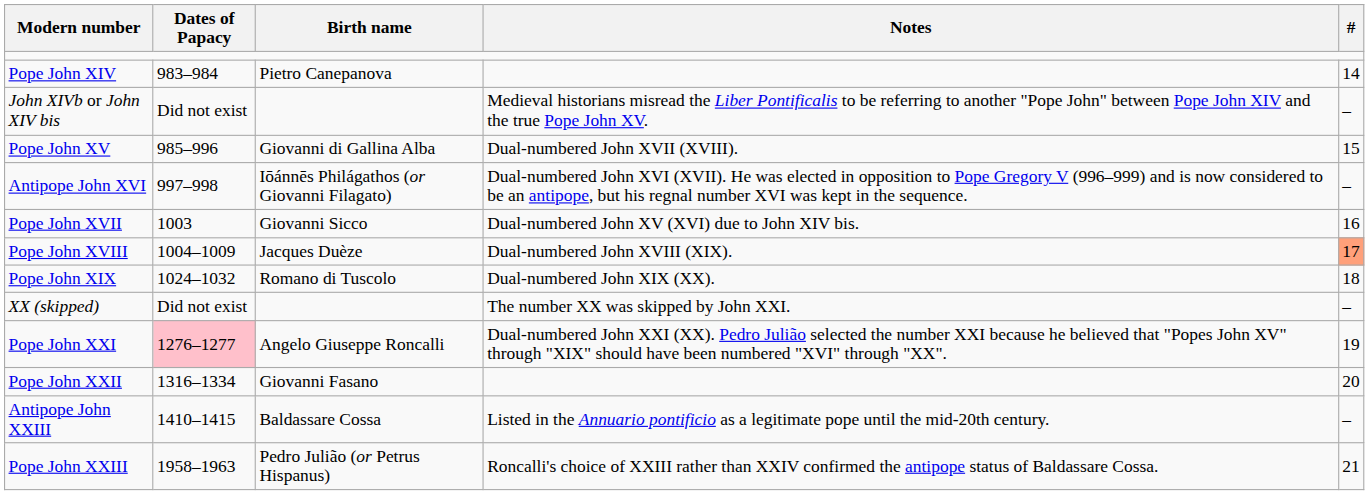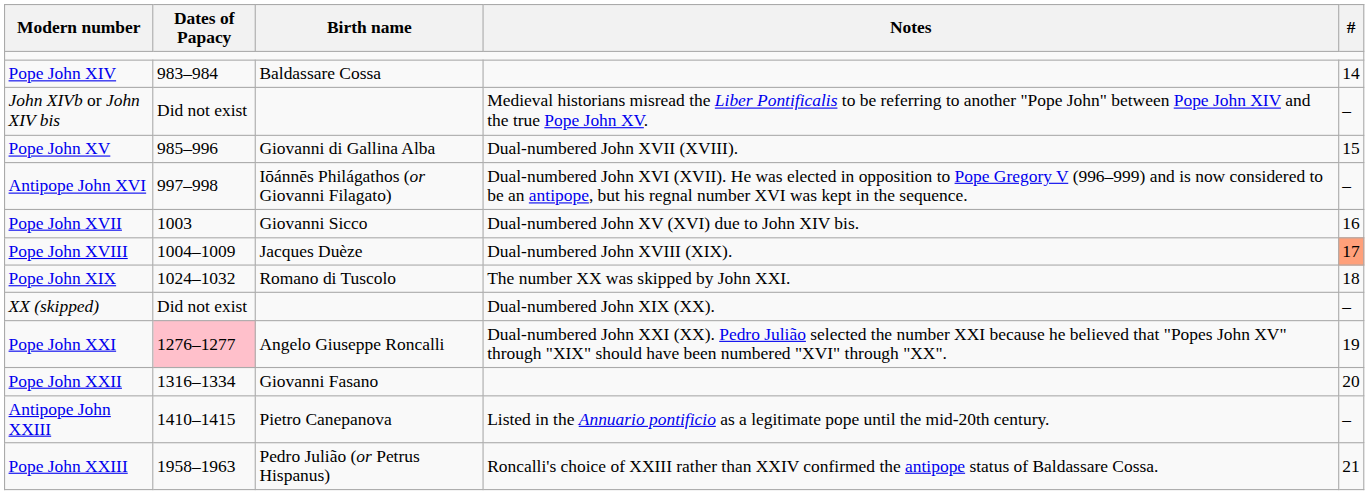(326, 73) Pietro Canepanova -> (320, 73) Baldassare Cossa
(601, 278) Dual-numbered John XIX (XX). -> (639, 278) The number XX was skipped by John XXI.
(639, 306) The number XX was skipped by John XXI. -> (601, 306) Dual-numbered John XIX (XX).
(320, 418) Baldassare Cossa -> (326, 418) Pietro Canepanova
